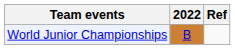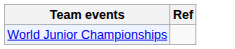- column: (187, 15)
